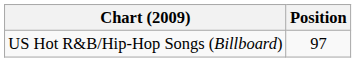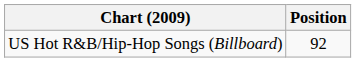(318, 43) 97 -> (318, 43) 92
